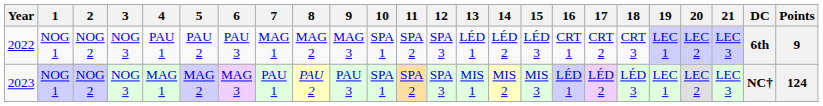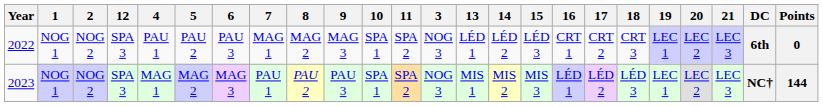columns swapped: (125, 15) <-> (441, 15)
(797, 44) 9 -> (797, 44) 0
(797, 82) 124 -> (797, 82) 144
